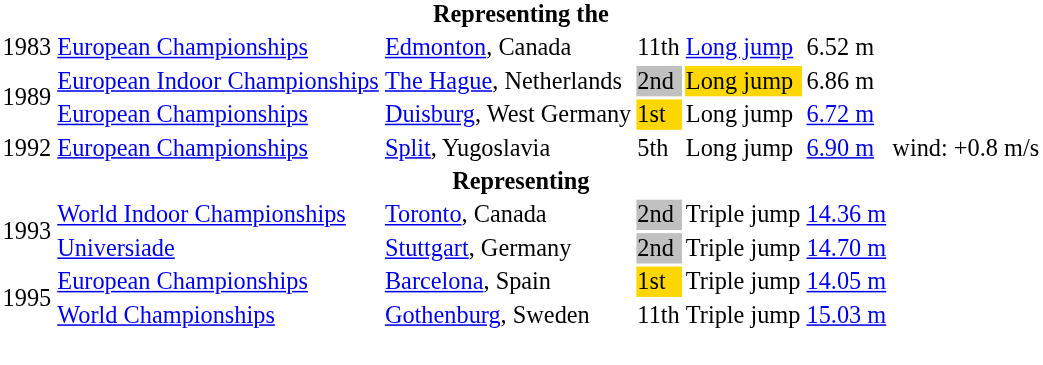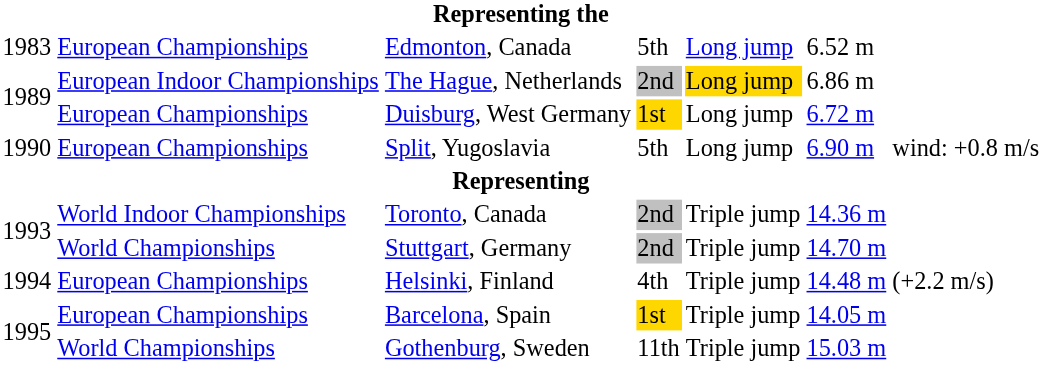(659, 47) 11th -> (653, 47) 5th
(27, 147) 1992 -> (27, 147) 1990
(116, 248) Universiade -> (166, 248) World Championships
+ row: (469, 281)
